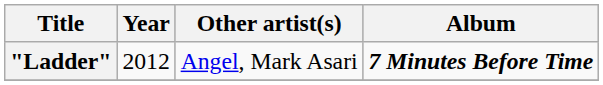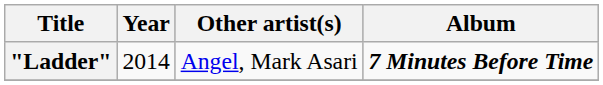(146, 60) 2012 -> (146, 60) 2014
